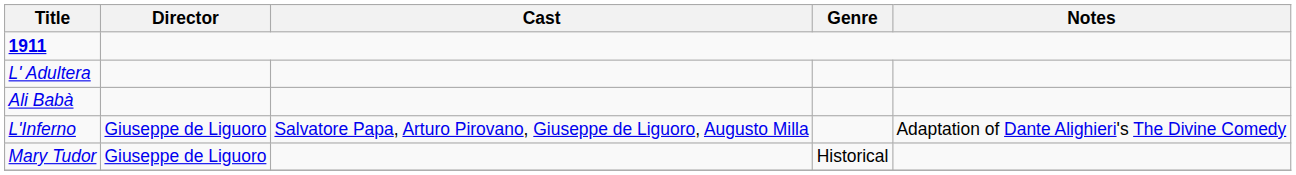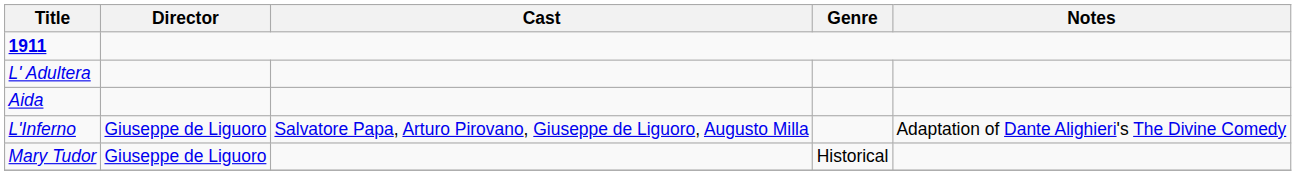+ row: (26, 101)
- row: (41, 101)
